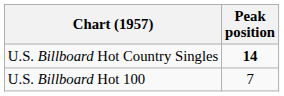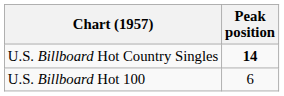(250, 79) 7 -> (250, 79) 6
